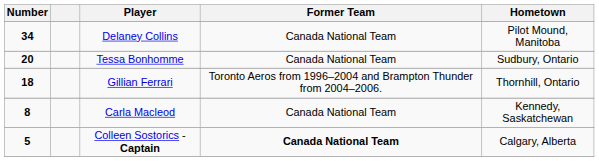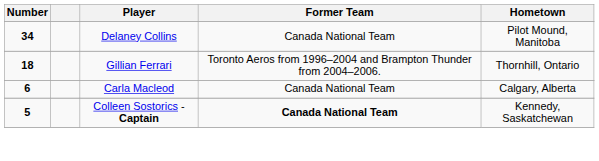- row: (140, 59)
(27, 112) 8 -> (27, 89) 6
(538, 112) Kennedy, Saskatchewan -> (538, 89) Calgary, Alberta
(538, 142) Calgary, Alberta -> (538, 112) Kennedy, Saskatchewan
